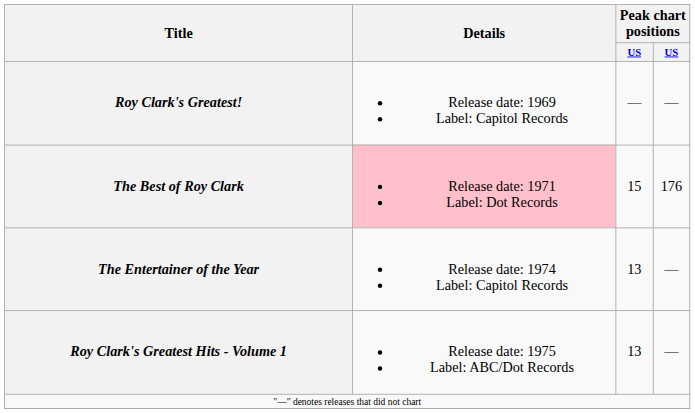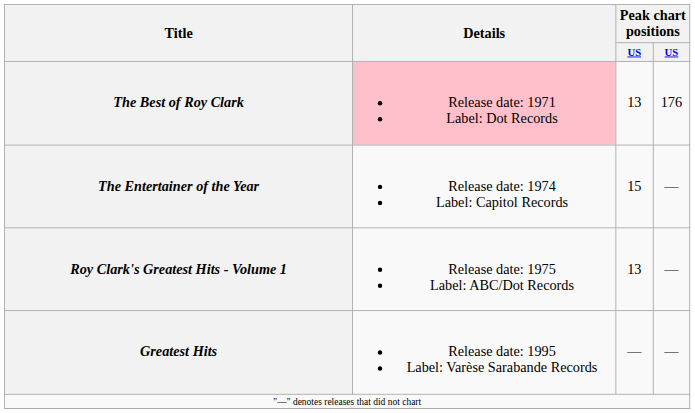- row: (179, 103)
(634, 186) 15 -> (634, 103) 13
(634, 269) 13 -> (634, 186) 15
+ row: (179, 352)
